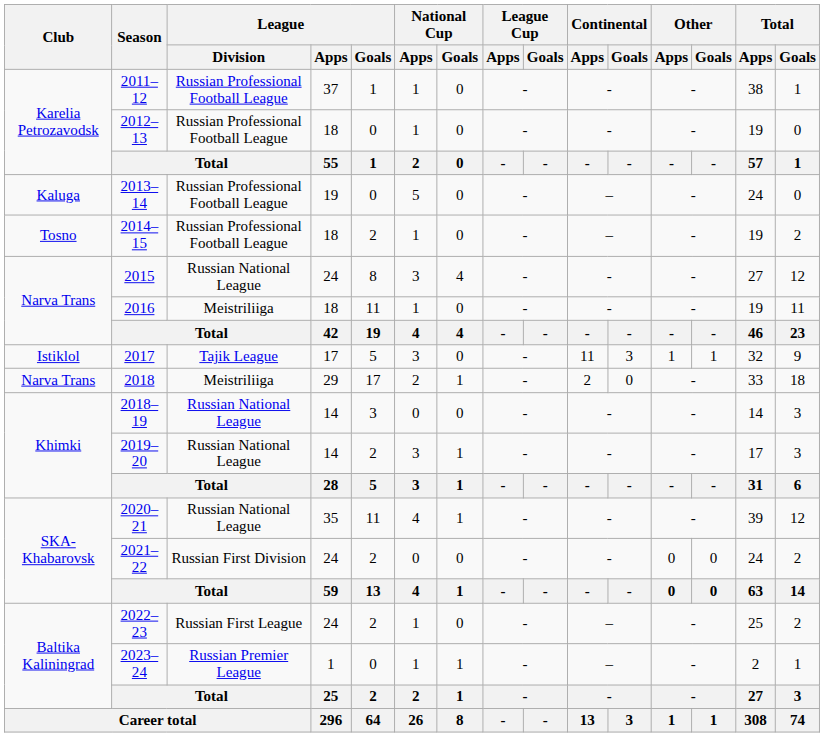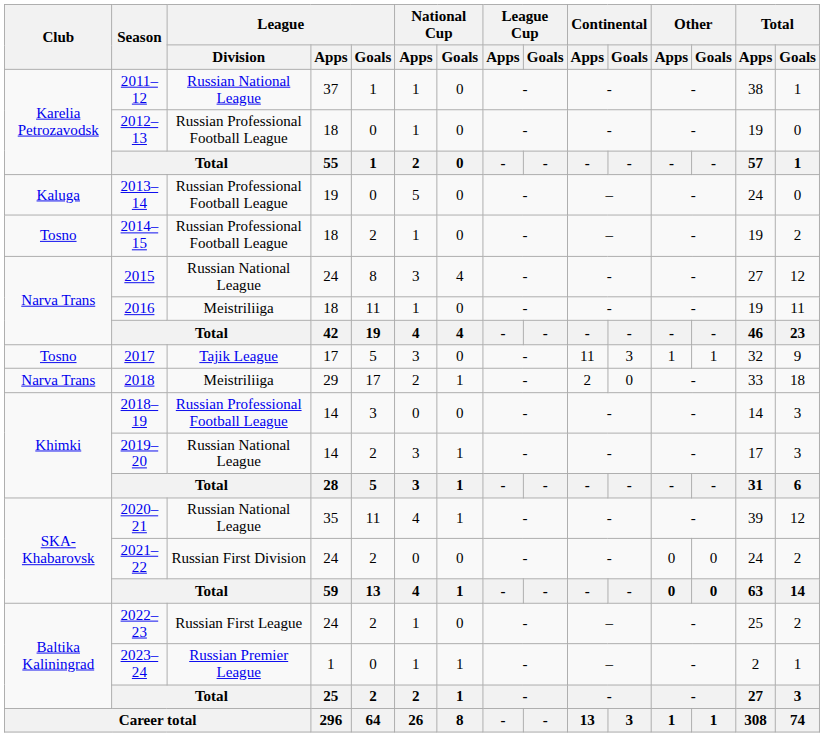(239, 89) Russian Professional Football League -> (239, 89) Russian National League
(58, 356) Istiklol -> (58, 356) Tosno
(239, 412) Russian National League -> (239, 412) Russian Professional Football League
